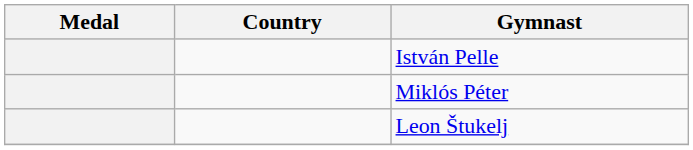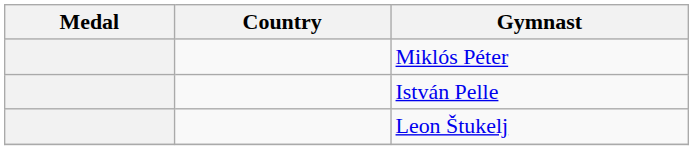rows swapped: (447, 56) <-> (452, 91)
